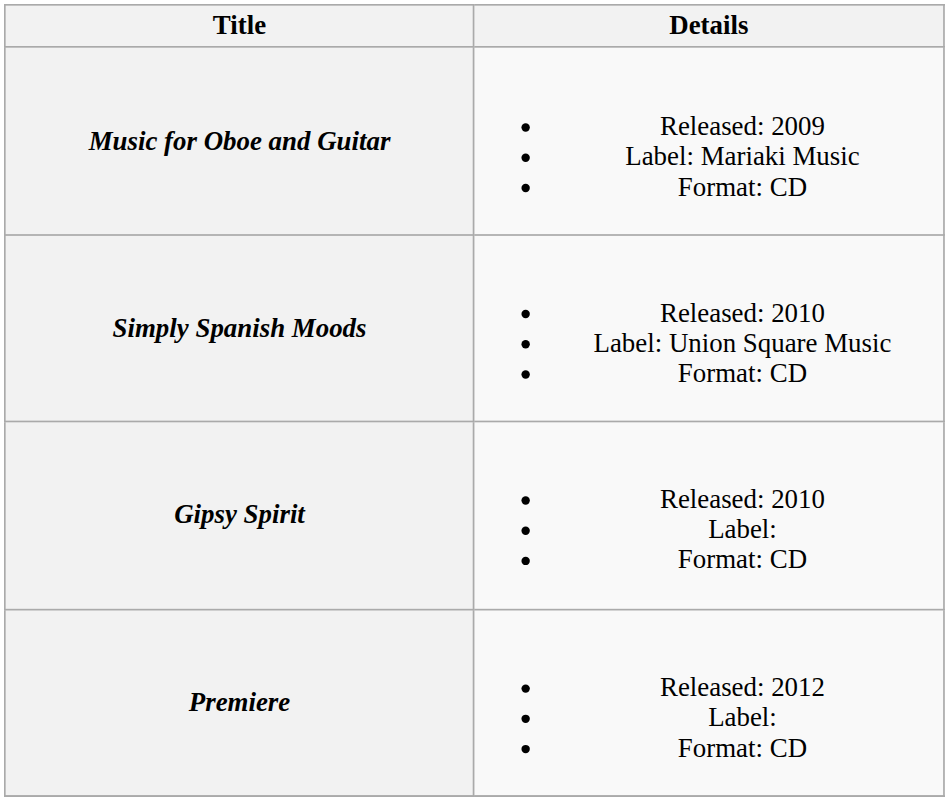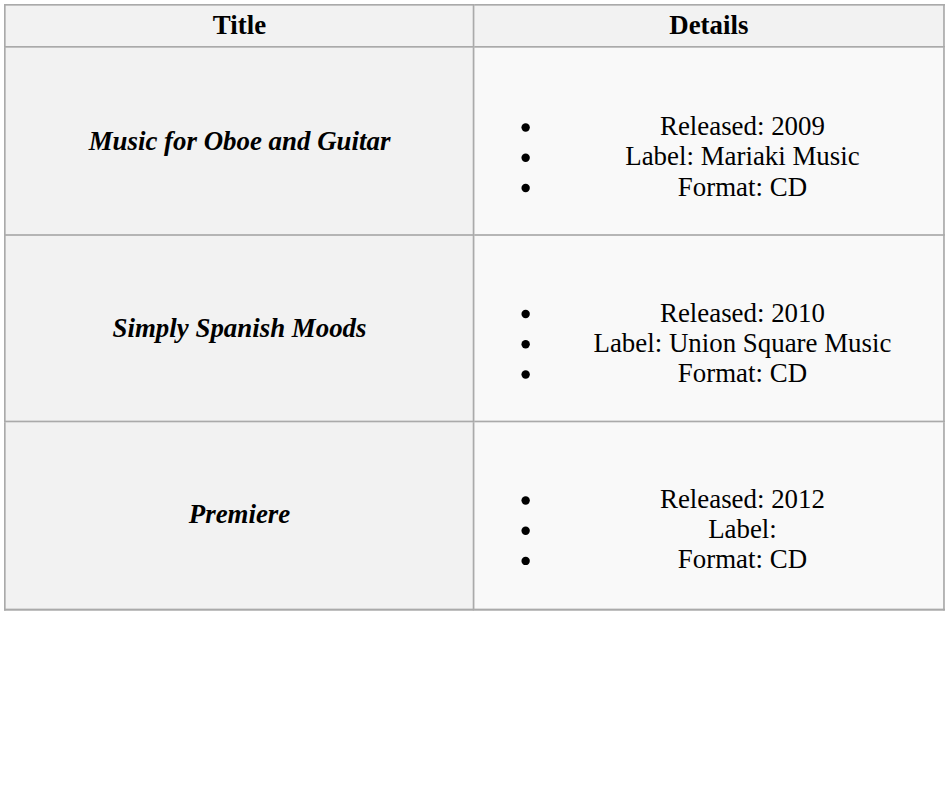- row: (240, 514)
